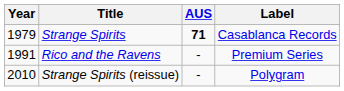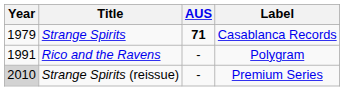(277, 55) Premium Series -> (277, 55) Polygram
(22, 75) no background -> (22, 75) lightgrey background
(277, 75) Polygram -> (277, 75) Premium Series
